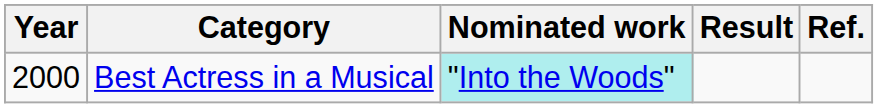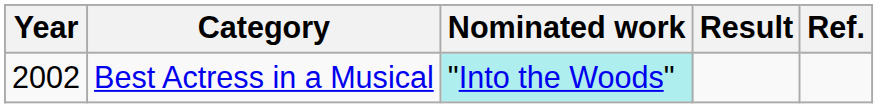(46, 77) 2000 -> (46, 77) 2002
